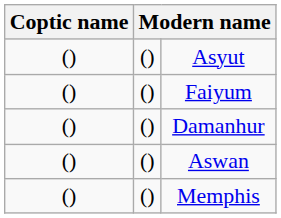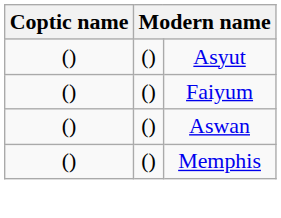- row: (218, 126)
